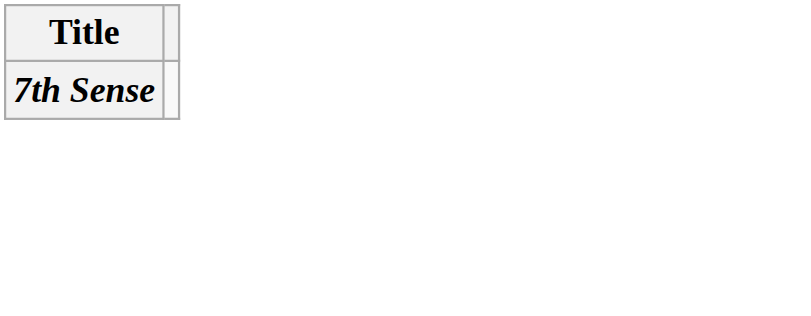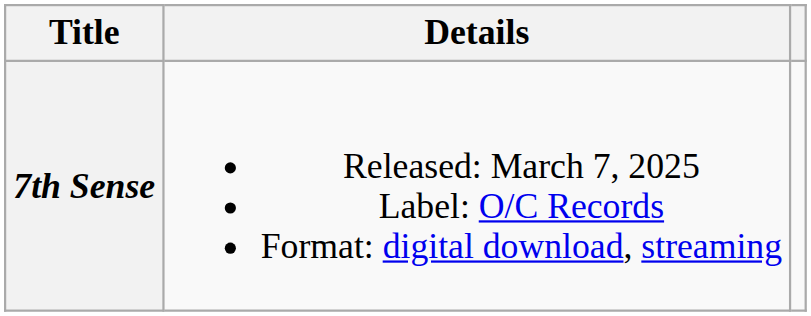+ column: (477, 32)
